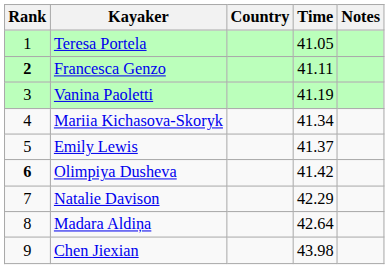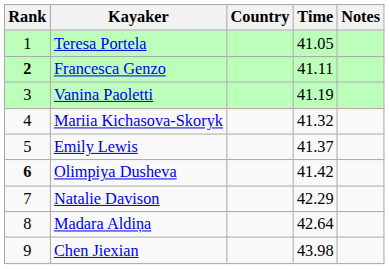(315, 120) 41.34 -> (315, 120) 41.32
